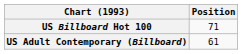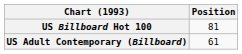(214, 27) 71 -> (214, 27) 81
